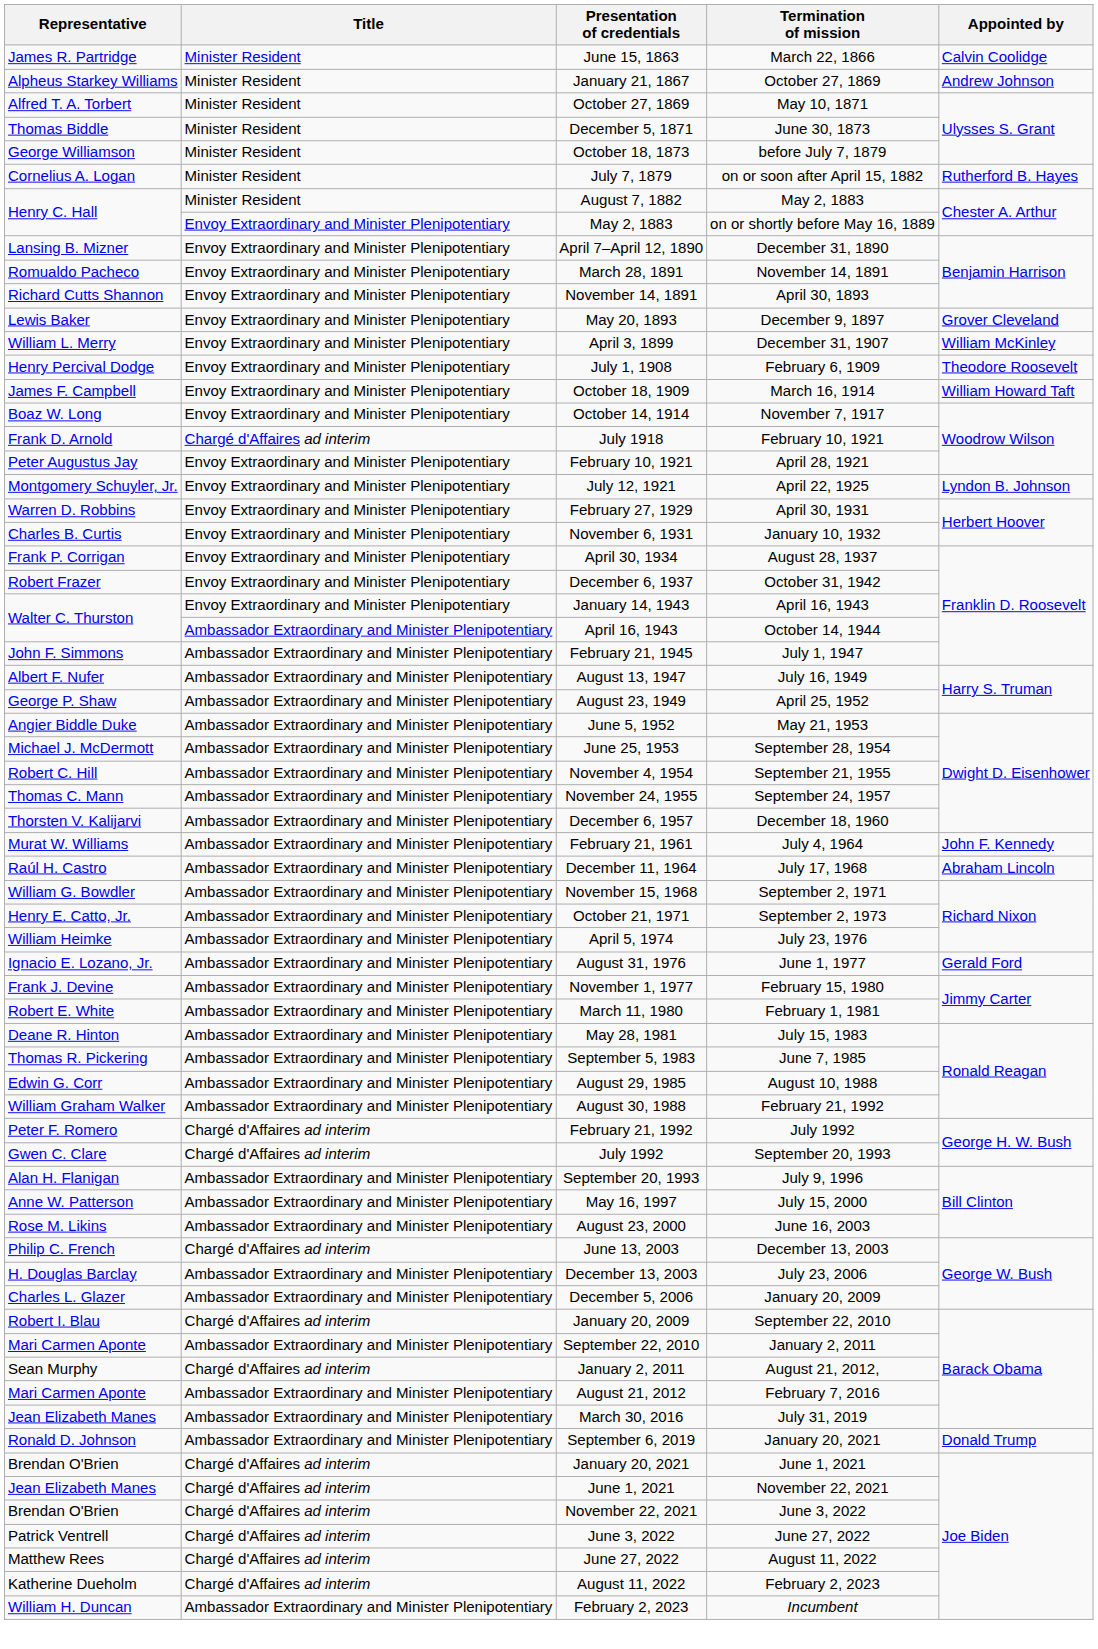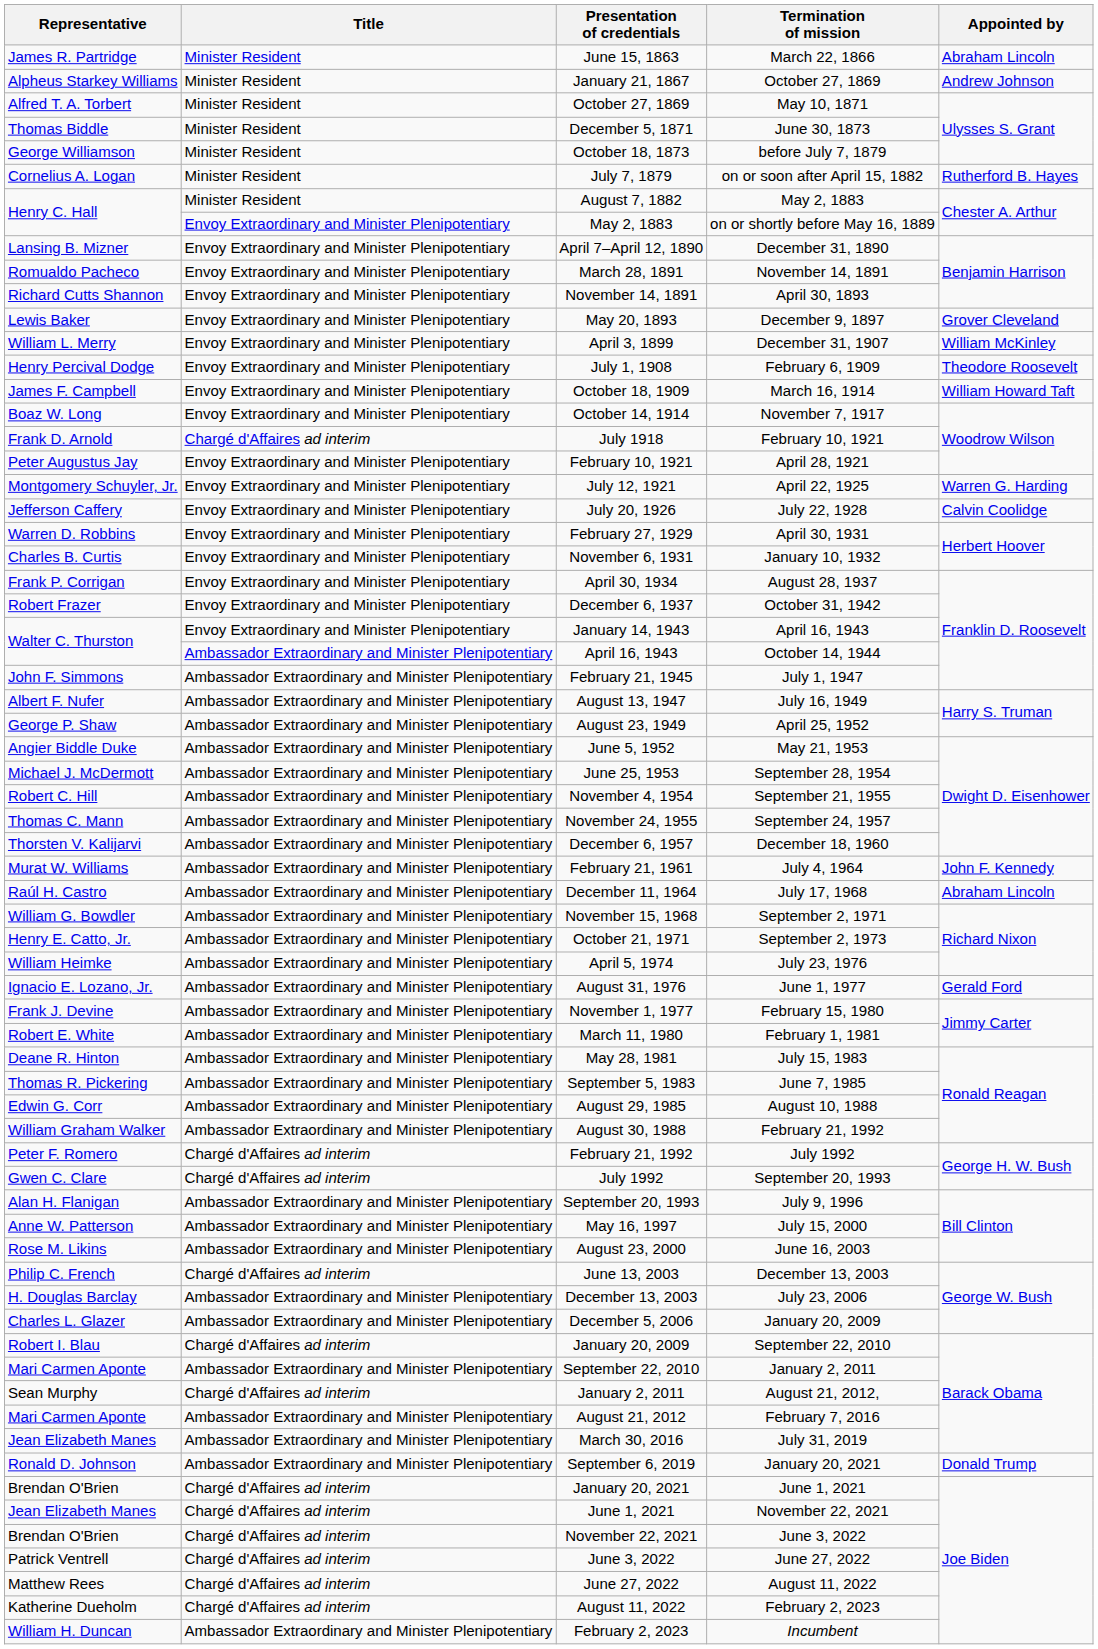(995, 57) Calvin Coolidge -> (998, 57) Abraham Lincoln
(1006, 486) Lyndon B. Johnson -> (1005, 486) Warren G. Harding
+ row: (631, 510)
